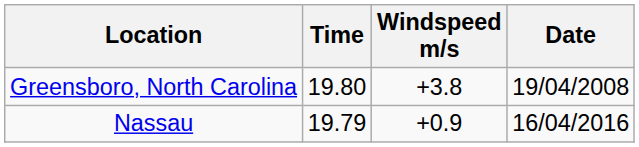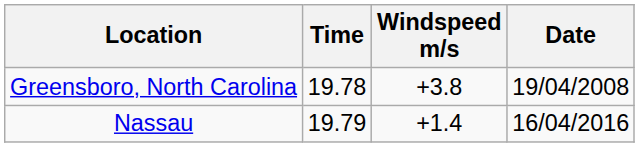(337, 86) 19.80 -> (337, 86) 19.78
(439, 123) +0.9 -> (439, 123) +1.4
